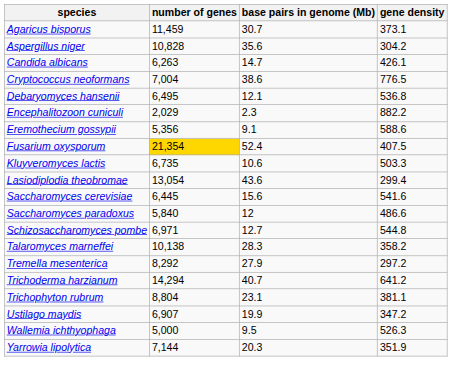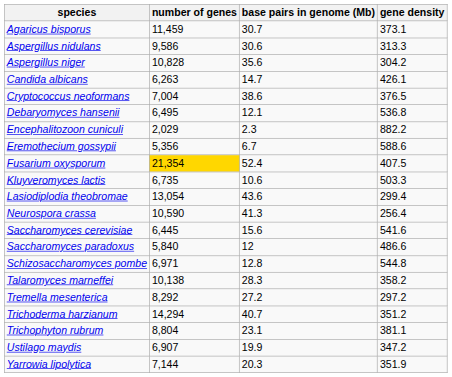+ row: (54, 46)
(393, 79) 776.5 -> (393, 96) 376.5
(249, 130) 9.1 -> (249, 146) 6.7
+ row: (51, 213)
(252, 230) 12.7 -> (252, 264) 12.8
(252, 264) 27.9 -> (252, 297) 27.2
(393, 280) 641.2 -> (393, 314) 351.2
- row: (61, 331)
